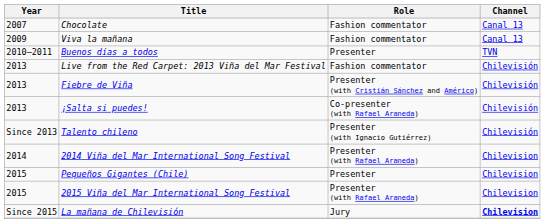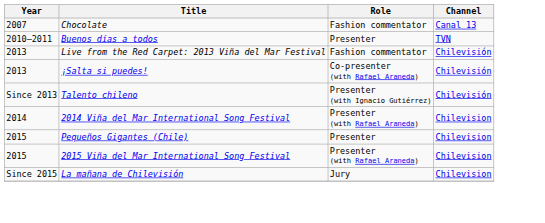- row: (97, 39)
- row: (97, 85)
(510, 211) bold -> (464, 174) normal
